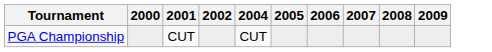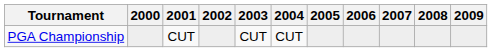+ column: (253, 15)
